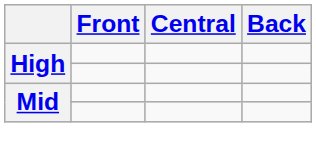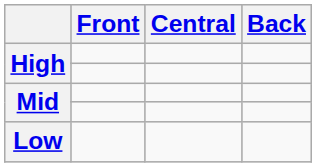+ row: (38, 141)
